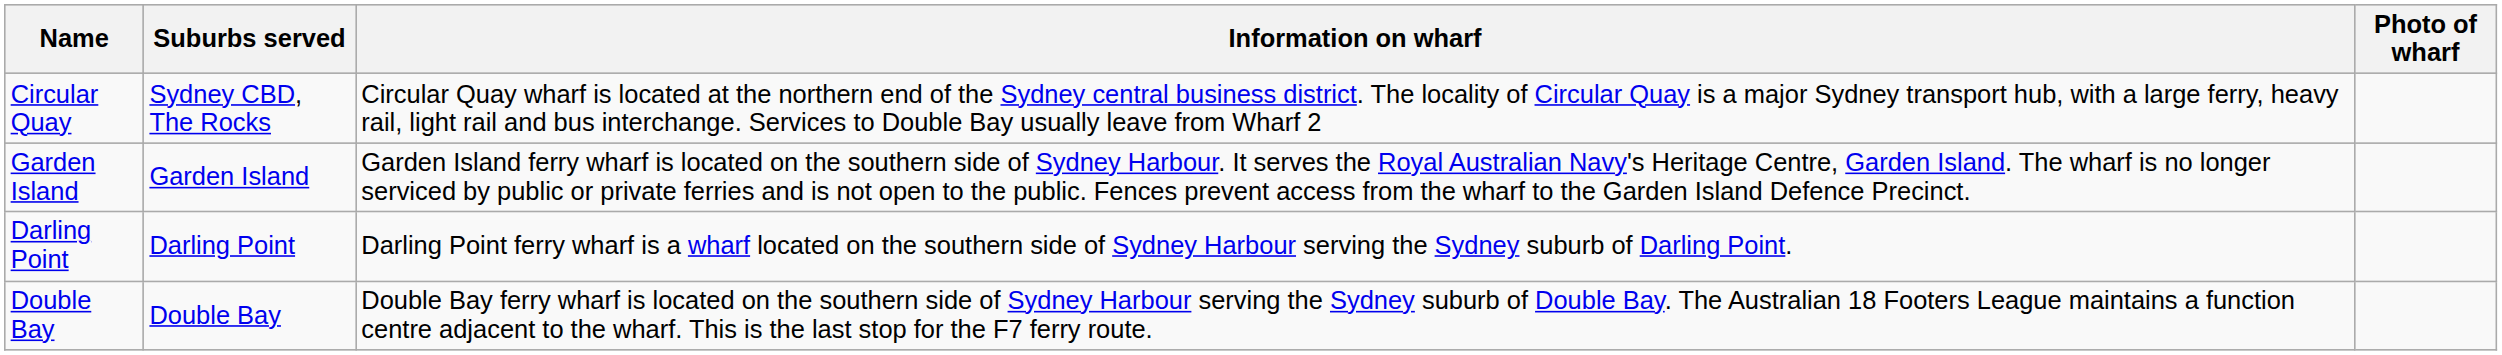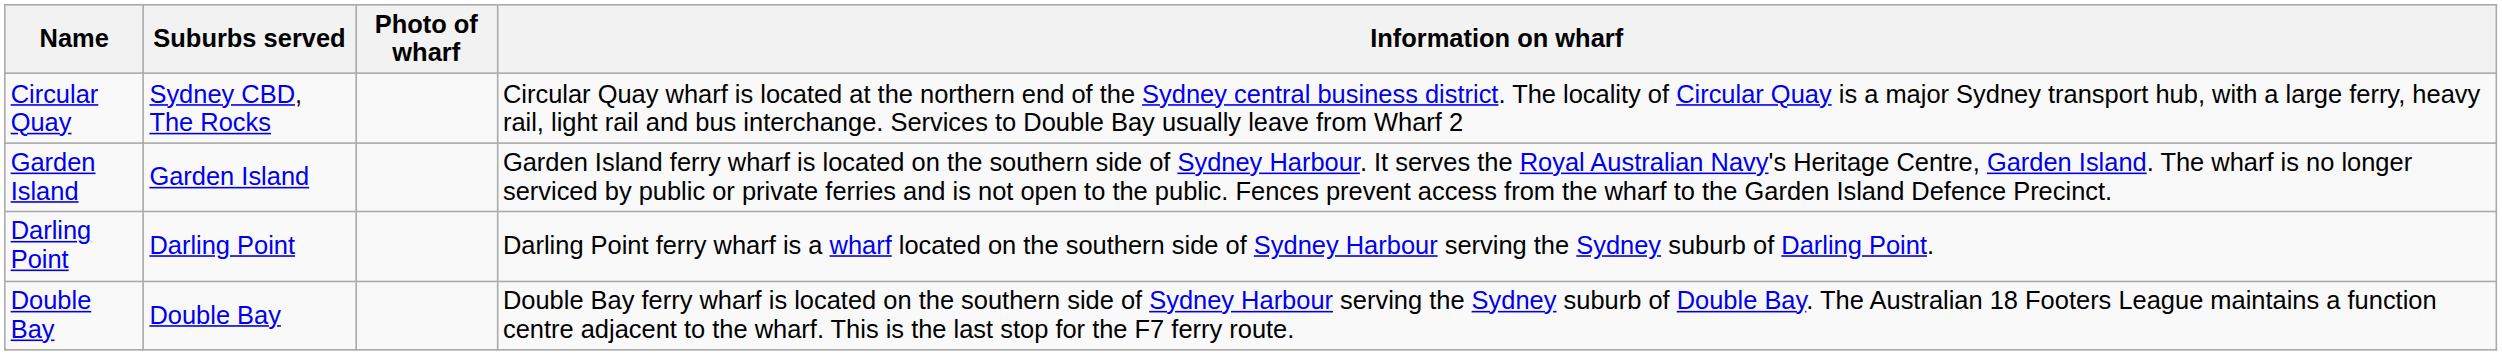columns swapped: (1355, 38) <-> (2425, 38)
